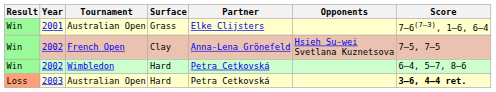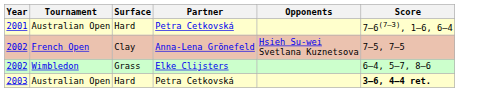- column: (22, 11)
(163, 27) Grass -> (125, 27) Hard
(228, 27) Elke Clijsters -> (195, 27) Petra Cetkovská
(160, 66) Hard -> (127, 66) Grass
(230, 66) Petra Cetkovská -> (192, 66) Elke Clijsters
